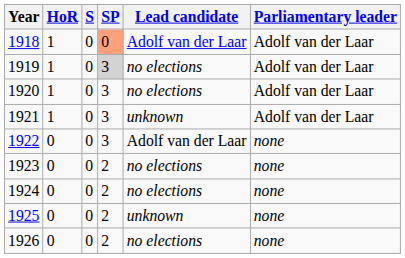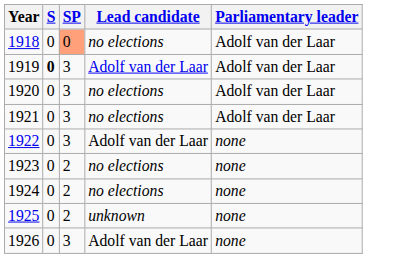- column: (62, 16)
(187, 41) Adolf van der Laar -> (126, 41) no elections
(89, 66) normal -> (51, 66) bold
(105, 66) lightgrey background -> (67, 66) no background
(164, 66) no elections -> (148, 66) Adolf van der Laar
(155, 116) unknown -> (126, 116) no elections
(105, 240) 2 -> (67, 240) 3
(164, 240) no elections -> (148, 240) Adolf van der Laar
